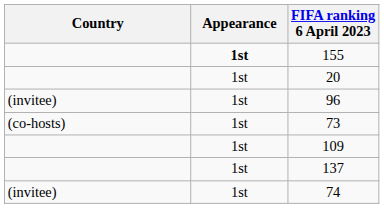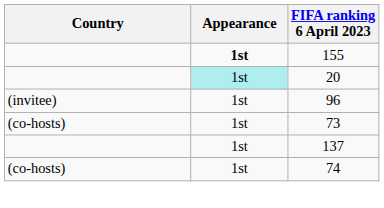(239, 77) no background -> (239, 77) paleturquoise background
- row: (333, 146)
(32, 191) (invitee) -> (37, 169) (co-hosts)
